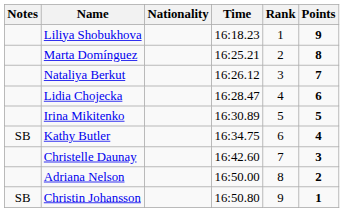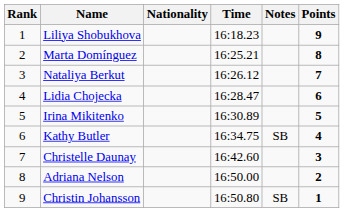columns swapped: (281, 14) <-> (23, 14)
